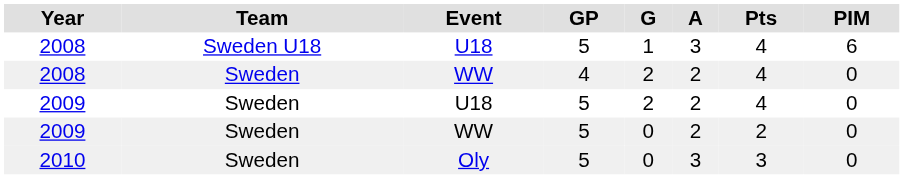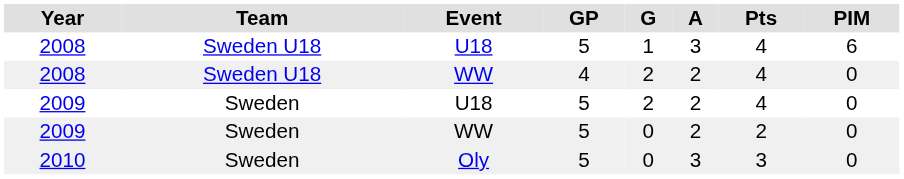(262, 74) Sweden -> (262, 74) Sweden U18
